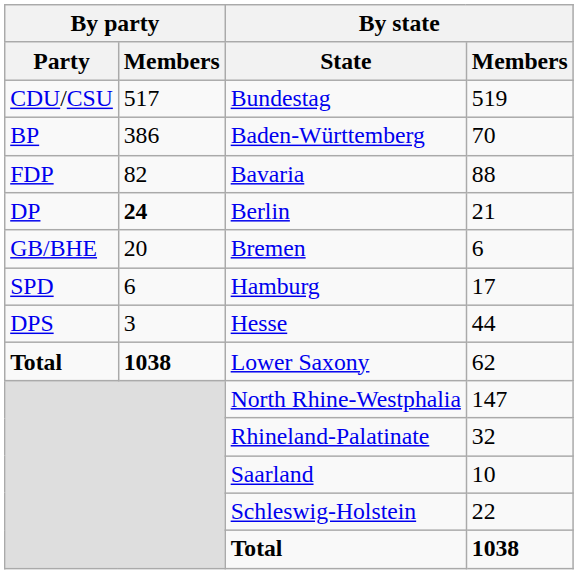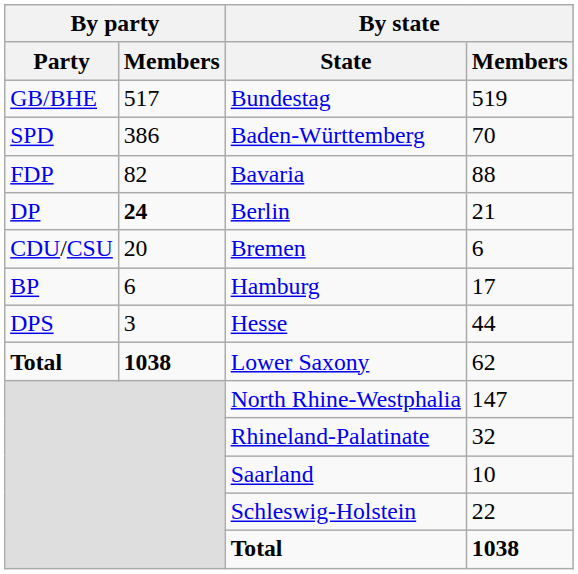(62, 98) CDU/CSU -> (54, 98) GB/BHE
(25, 135) BP -> (32, 135) SPD
(54, 248) GB/BHE -> (62, 248) CDU/CSU
(32, 286) SPD -> (25, 286) BP
